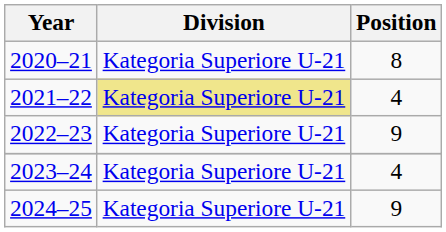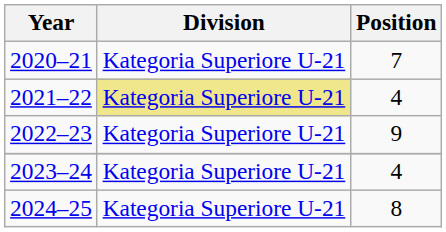(396, 60) 8 -> (396, 60) 7
(396, 208) 9 -> (396, 208) 8
